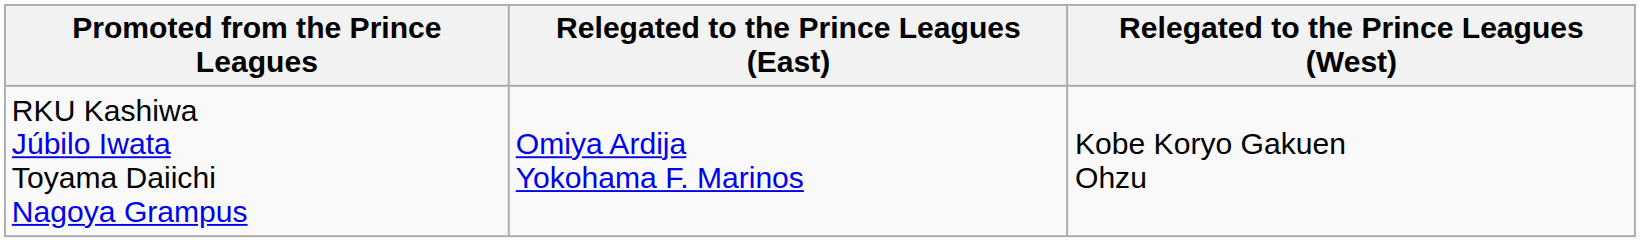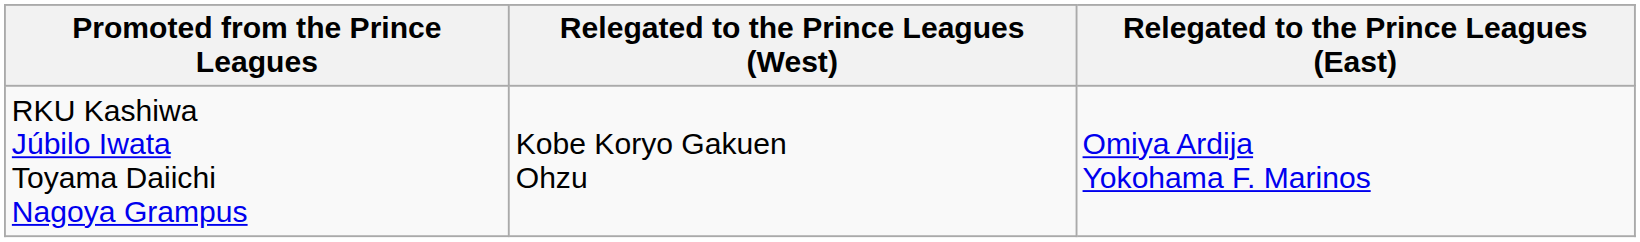columns swapped: (788, 45) <-> (1351, 45)
